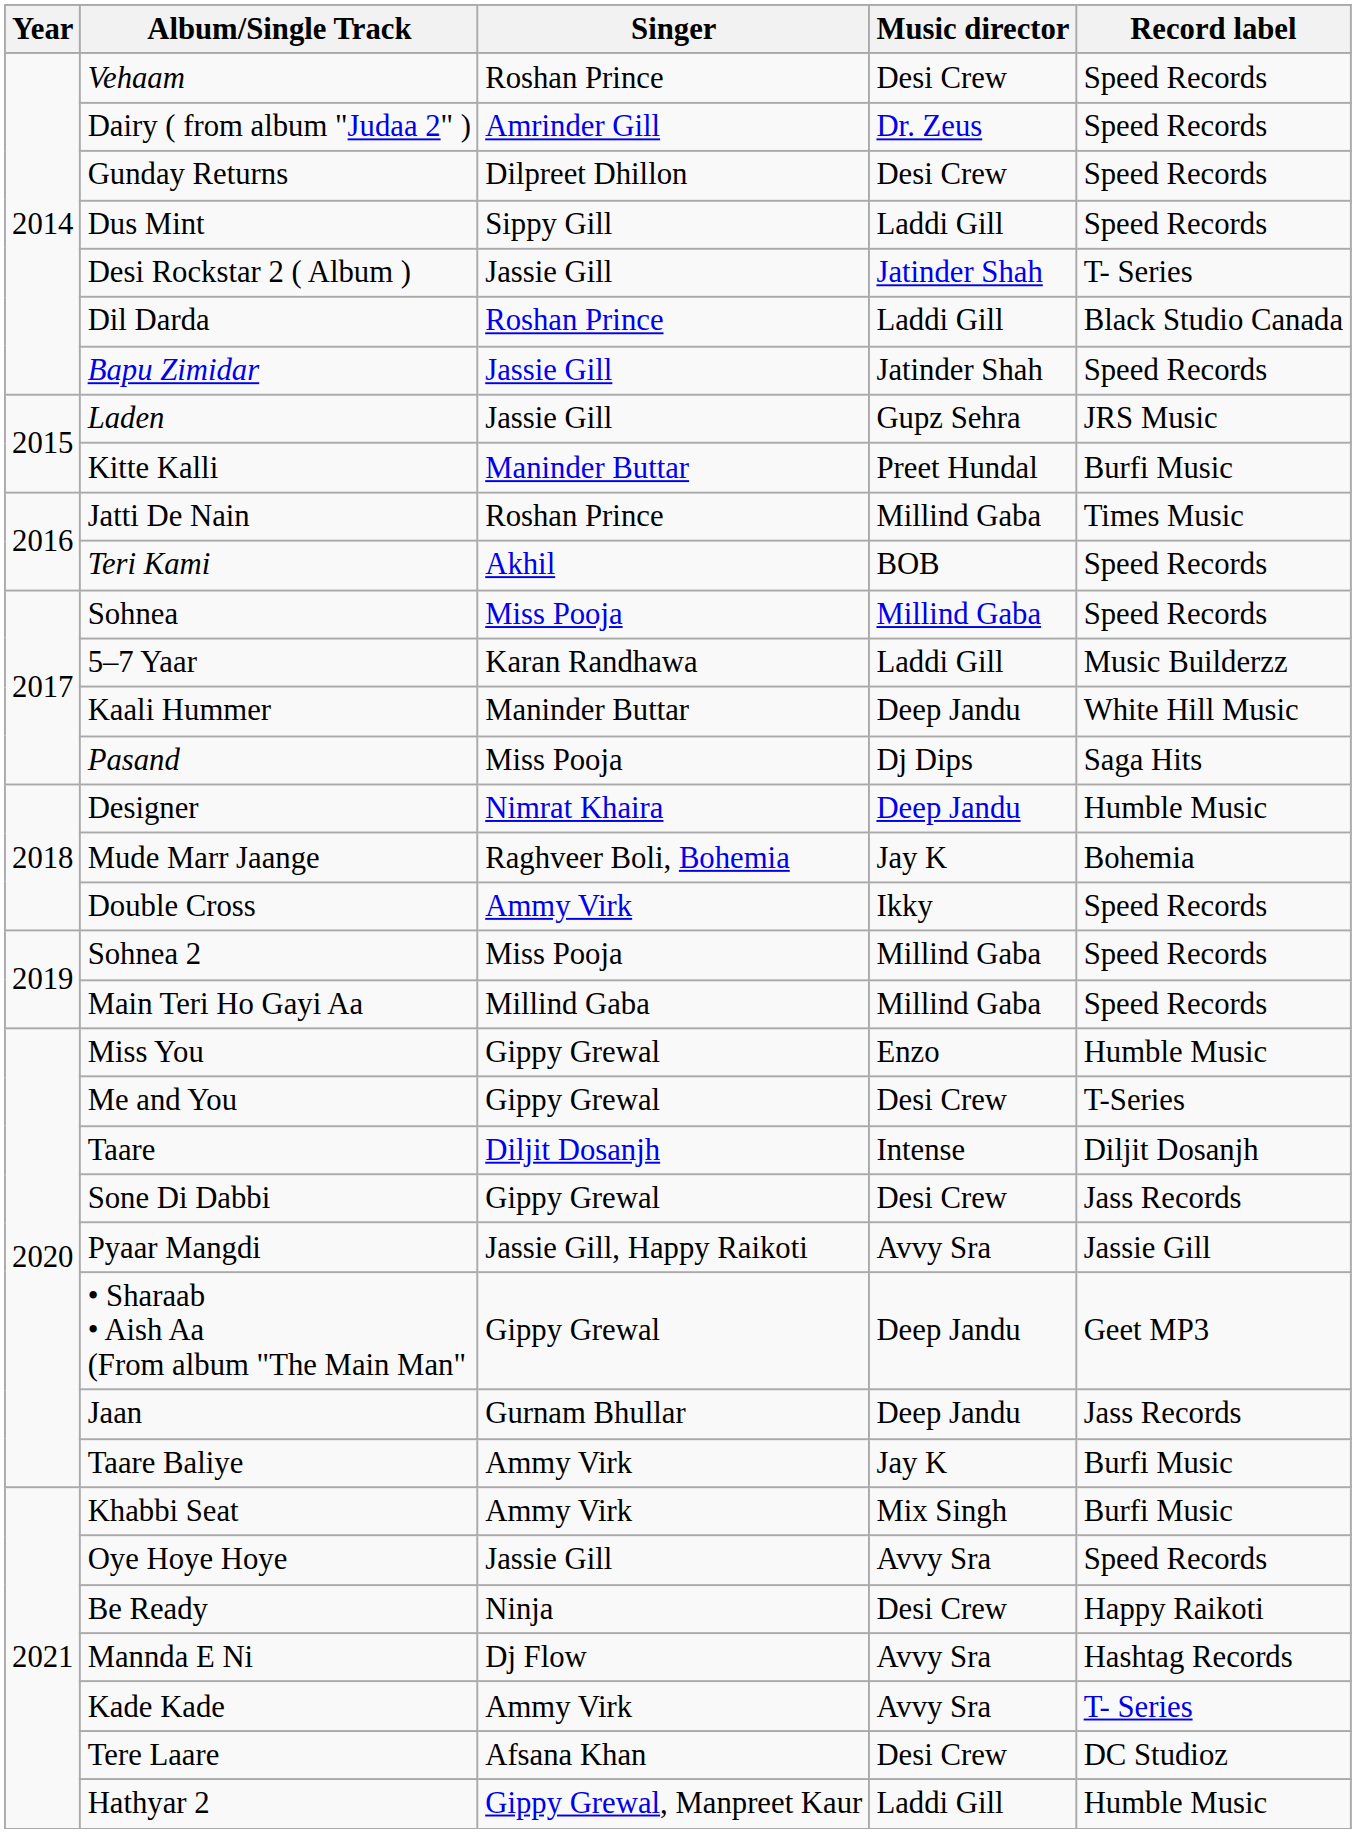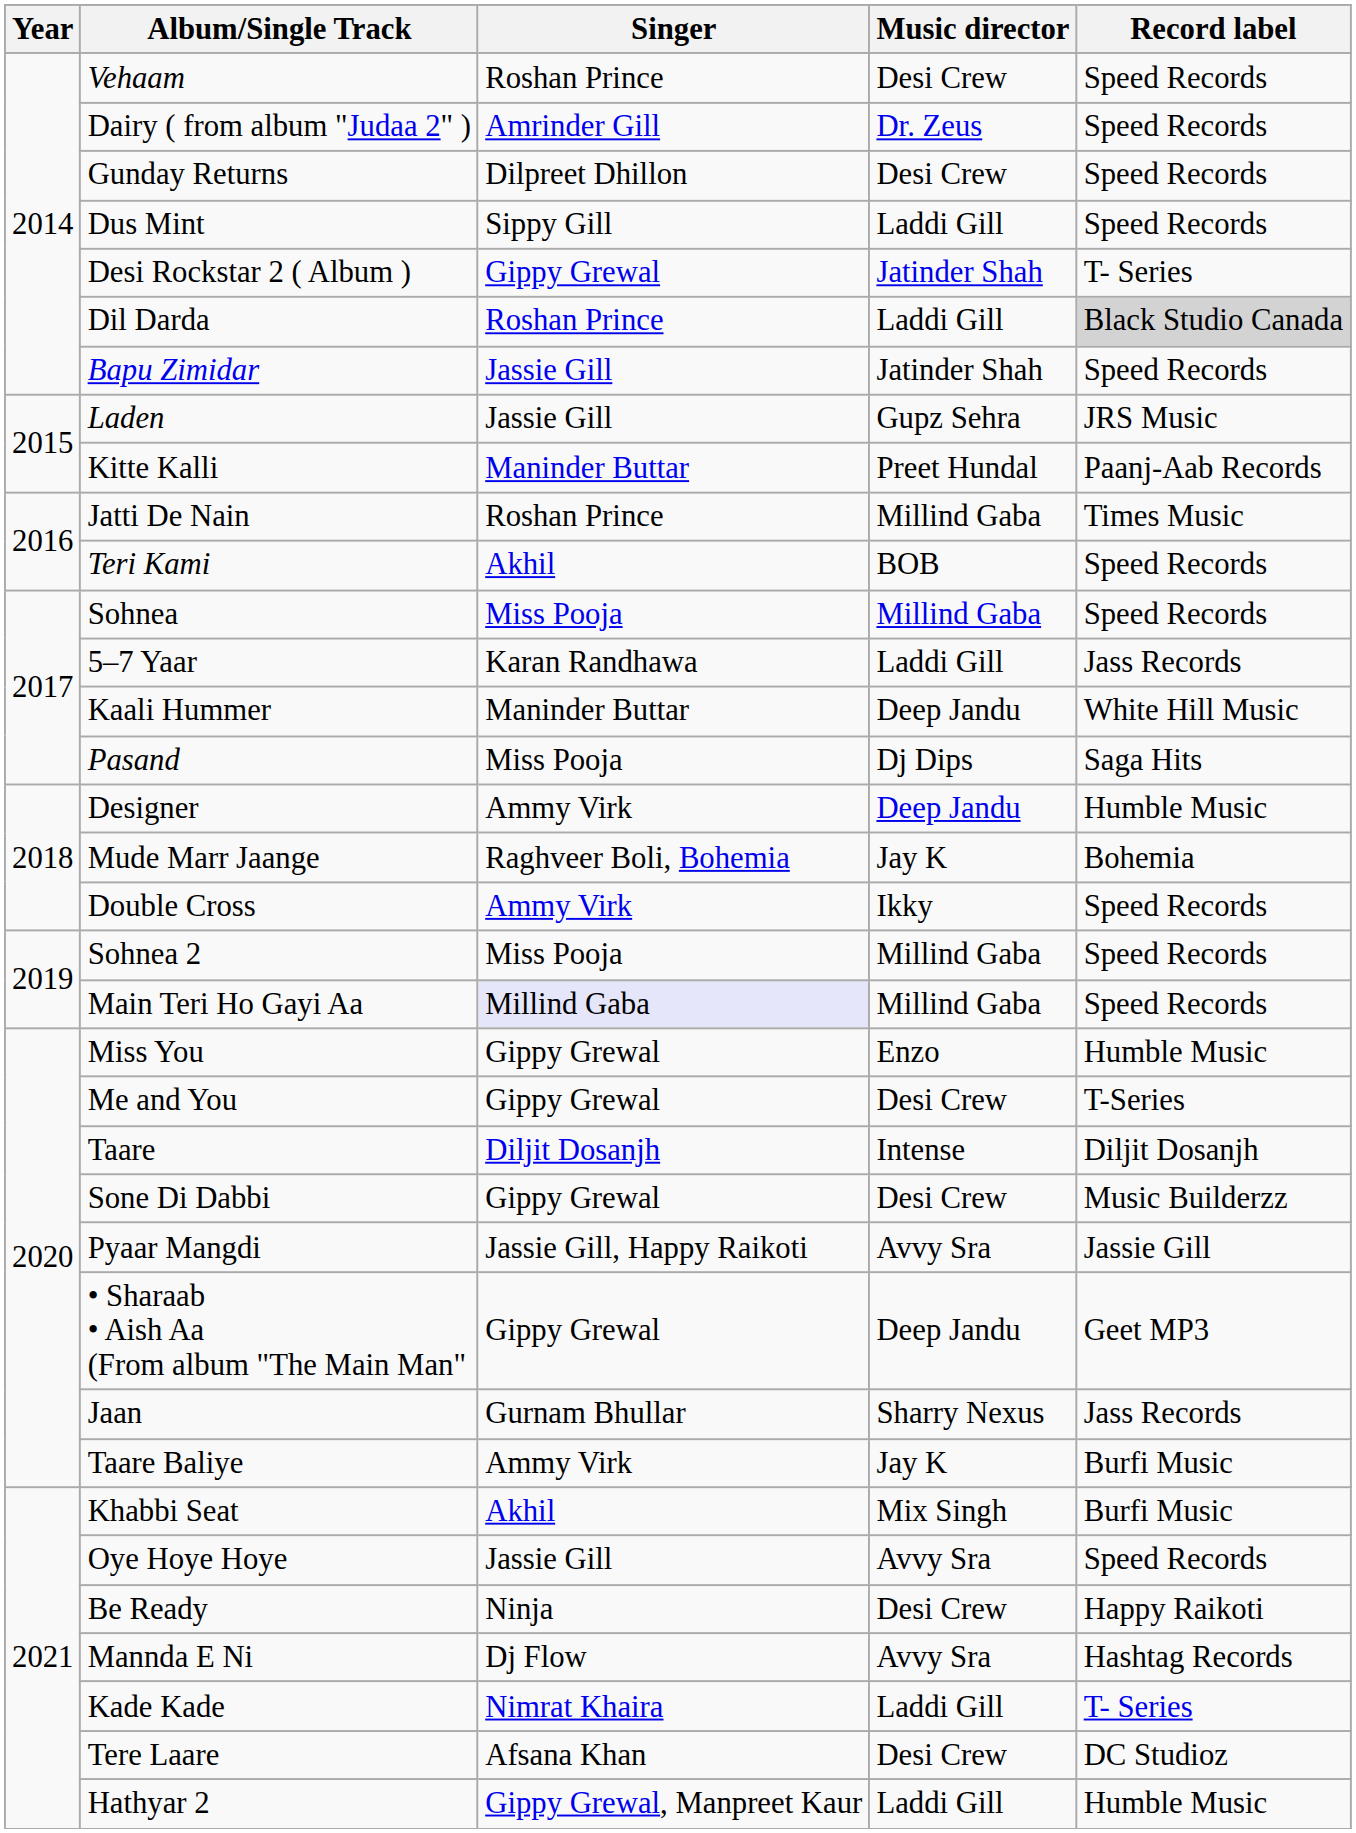(549, 272) Jassie Gill -> (573, 272) Gippy Grewal
(1213, 321) no background -> (1213, 321) lightgrey background
(1158, 467) Burfi Music -> (1203, 467) Paanj-Aab Records
(1186, 662) Music Builderzz -> (1163, 662) Jass Records
(574, 808) Nimrat Khaira -> (559, 808) Ammy Virk
(568, 1003) no background -> (568, 1003) lavender background
(1163, 1198) Jass Records -> (1186, 1198) Music Builderzz
(949, 1413) Deep Jandu -> (960, 1413) Sharry Nexus
(559, 1510) Ammy Virk -> (520, 1510) Akhil
(559, 1705) Ammy Virk -> (574, 1705) Nimrat Khaira
(934, 1705) Avvy Sra -> (940, 1705) Laddi Gill
